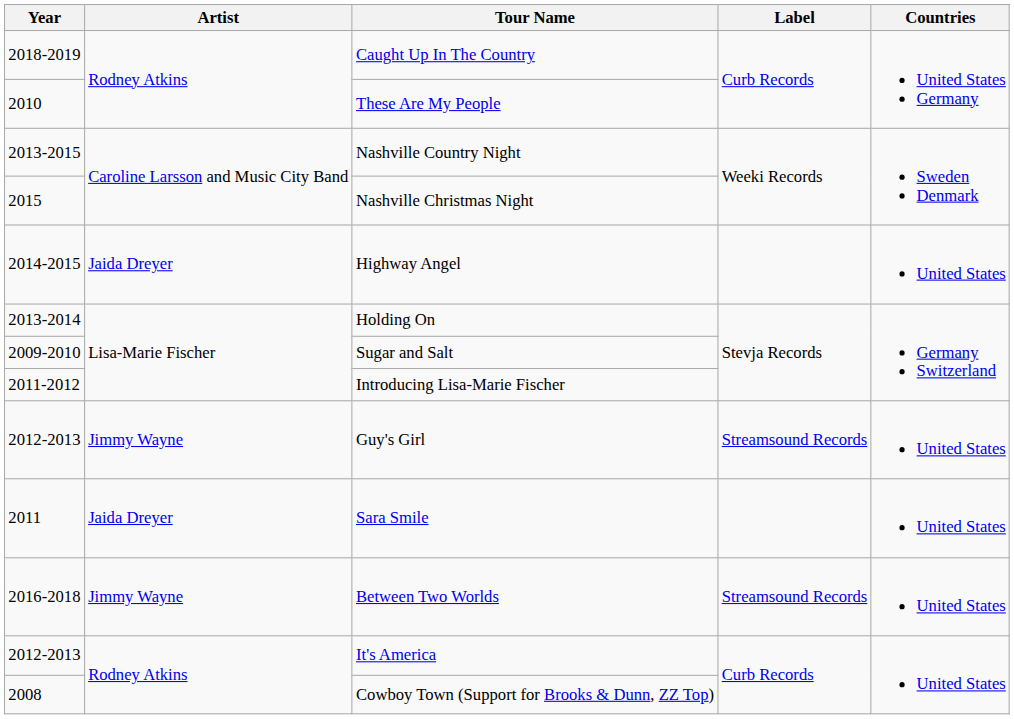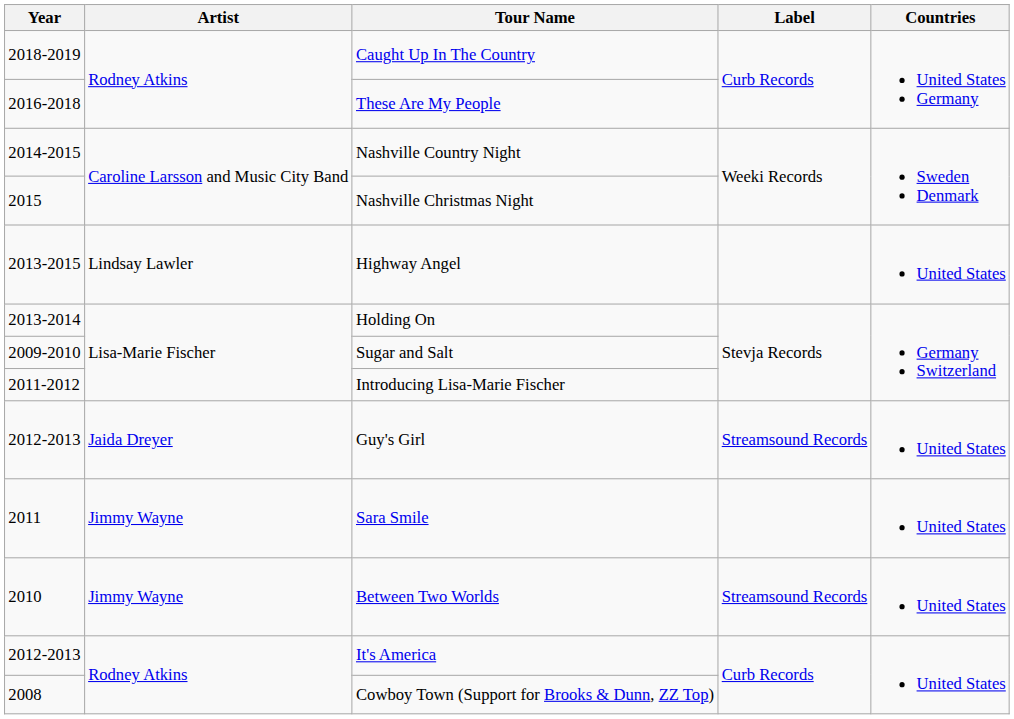(25, 103) 2010 -> (44, 103) 2016-2018
(44, 152) 2013-2015 -> (44, 152) 2014-2015
(44, 264) 2014-2015 -> (44, 264) 2013-2015
(130, 264) Jaida Dreyer -> (141, 264) Lindsay Lawler
(136, 439) Jimmy Wayne -> (130, 439) Jaida Dreyer
(130, 518) Jaida Dreyer -> (136, 518) Jimmy Wayne
(44, 596) 2016-2018 -> (25, 596) 2010
